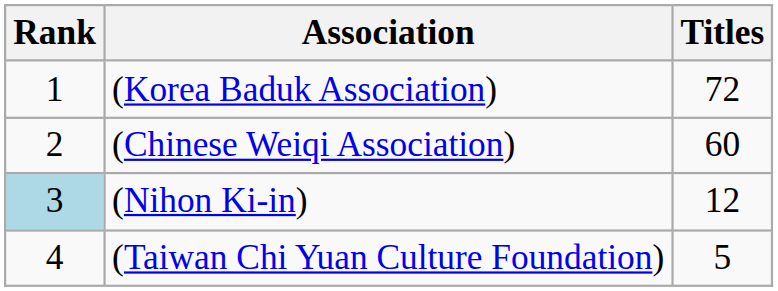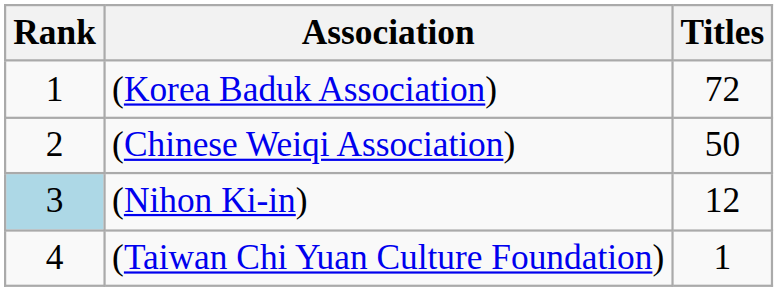(722, 144) 60 -> (722, 144) 50
(722, 256) 5 -> (722, 256) 1
